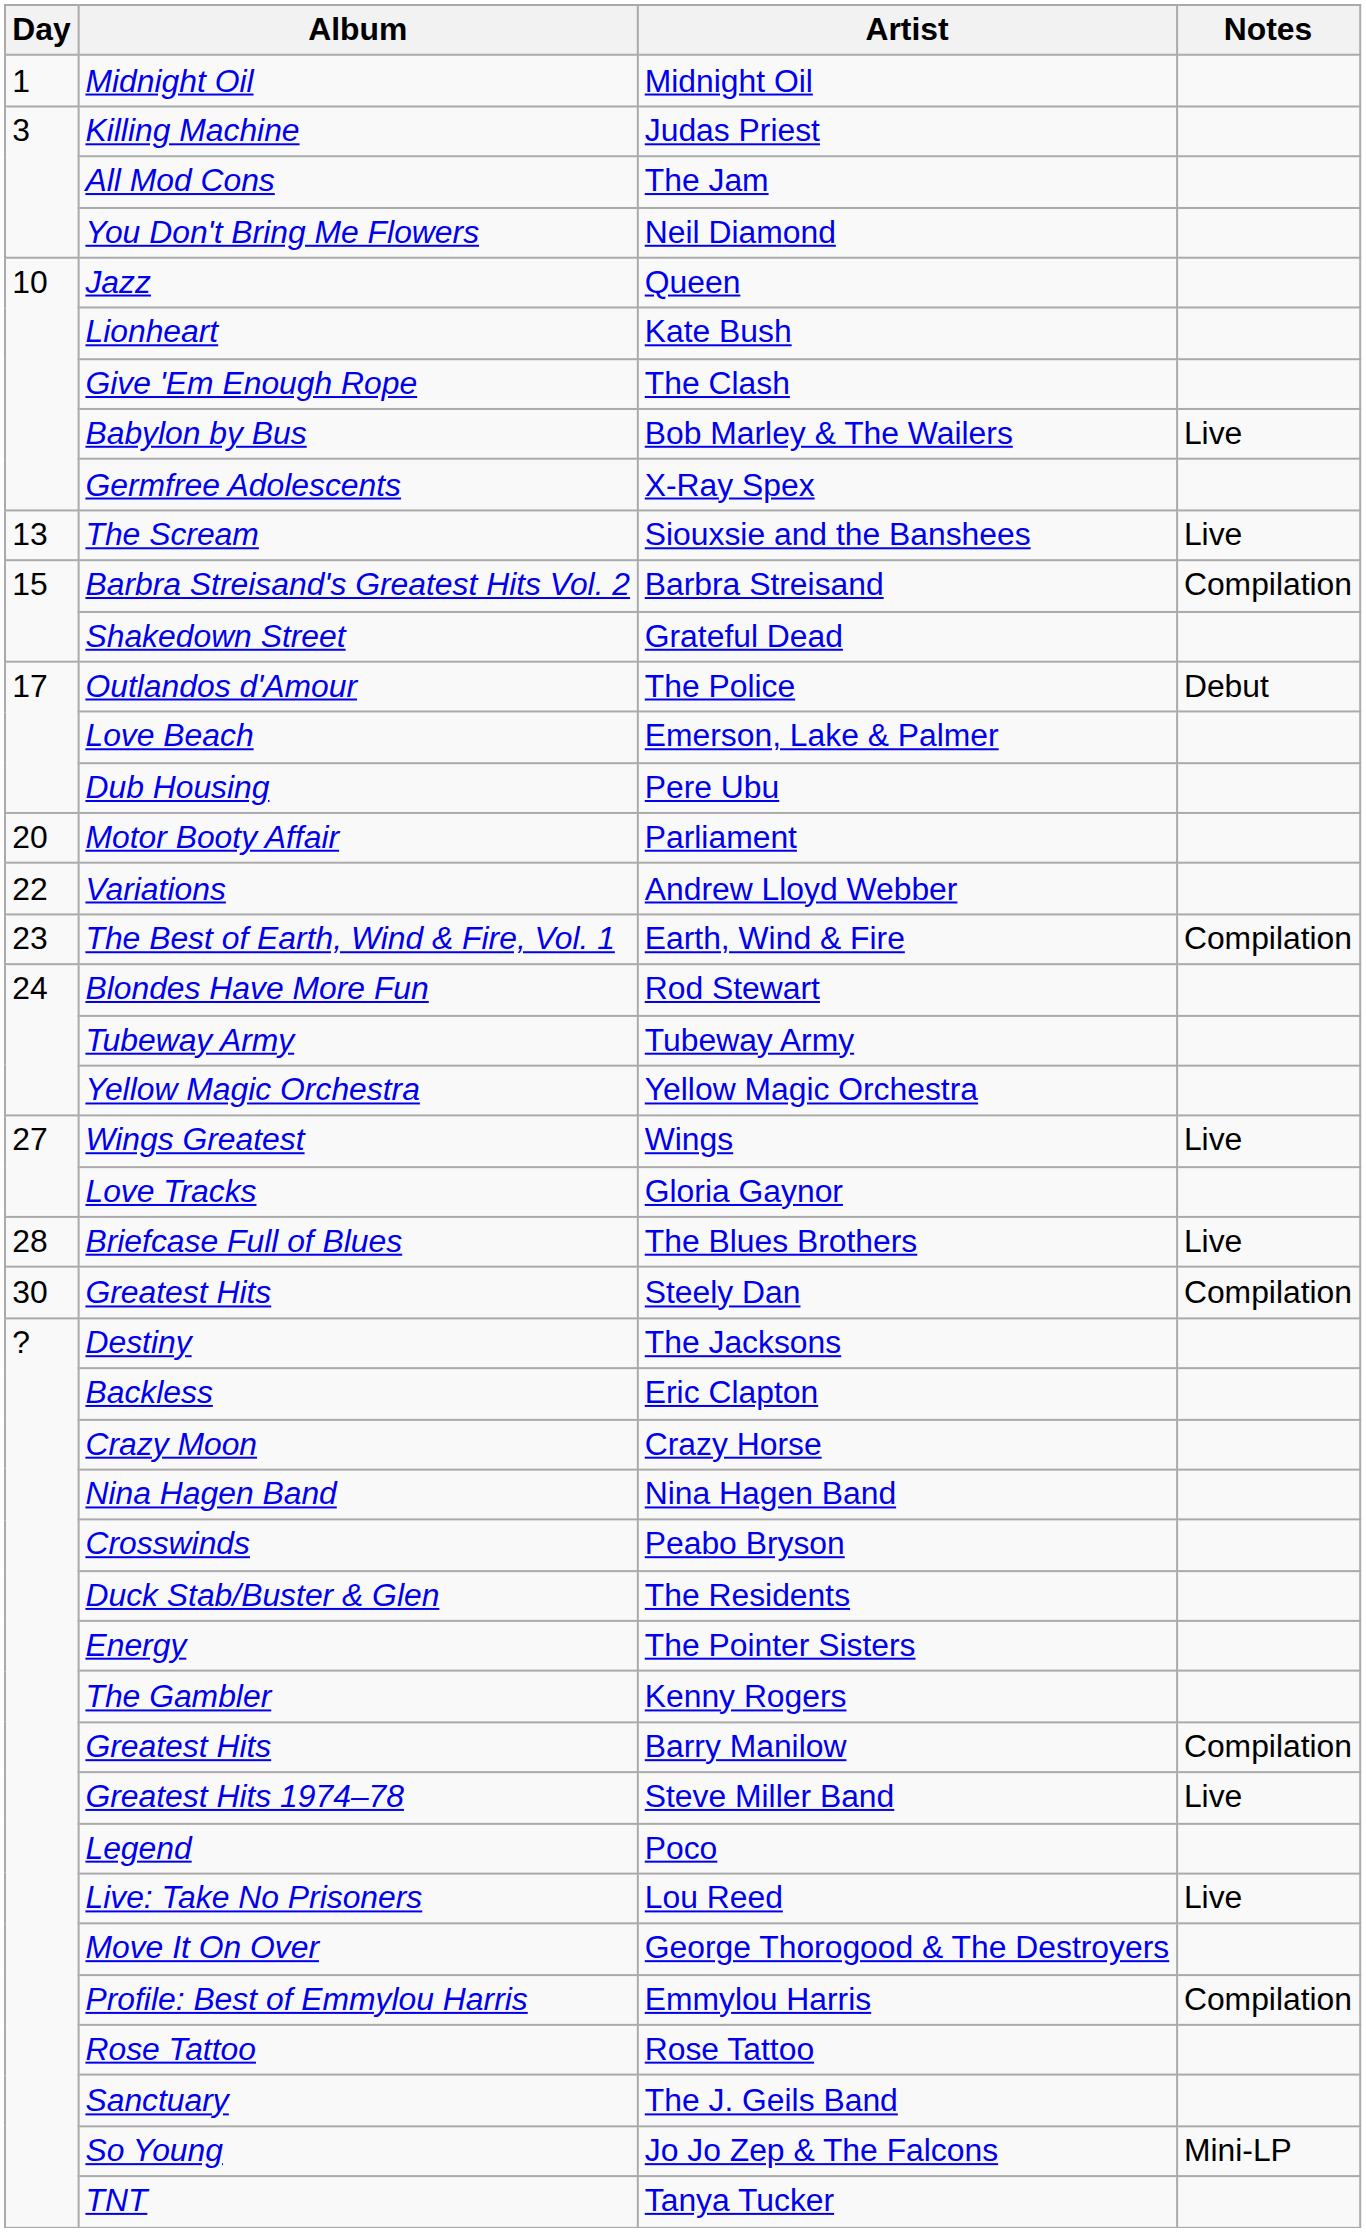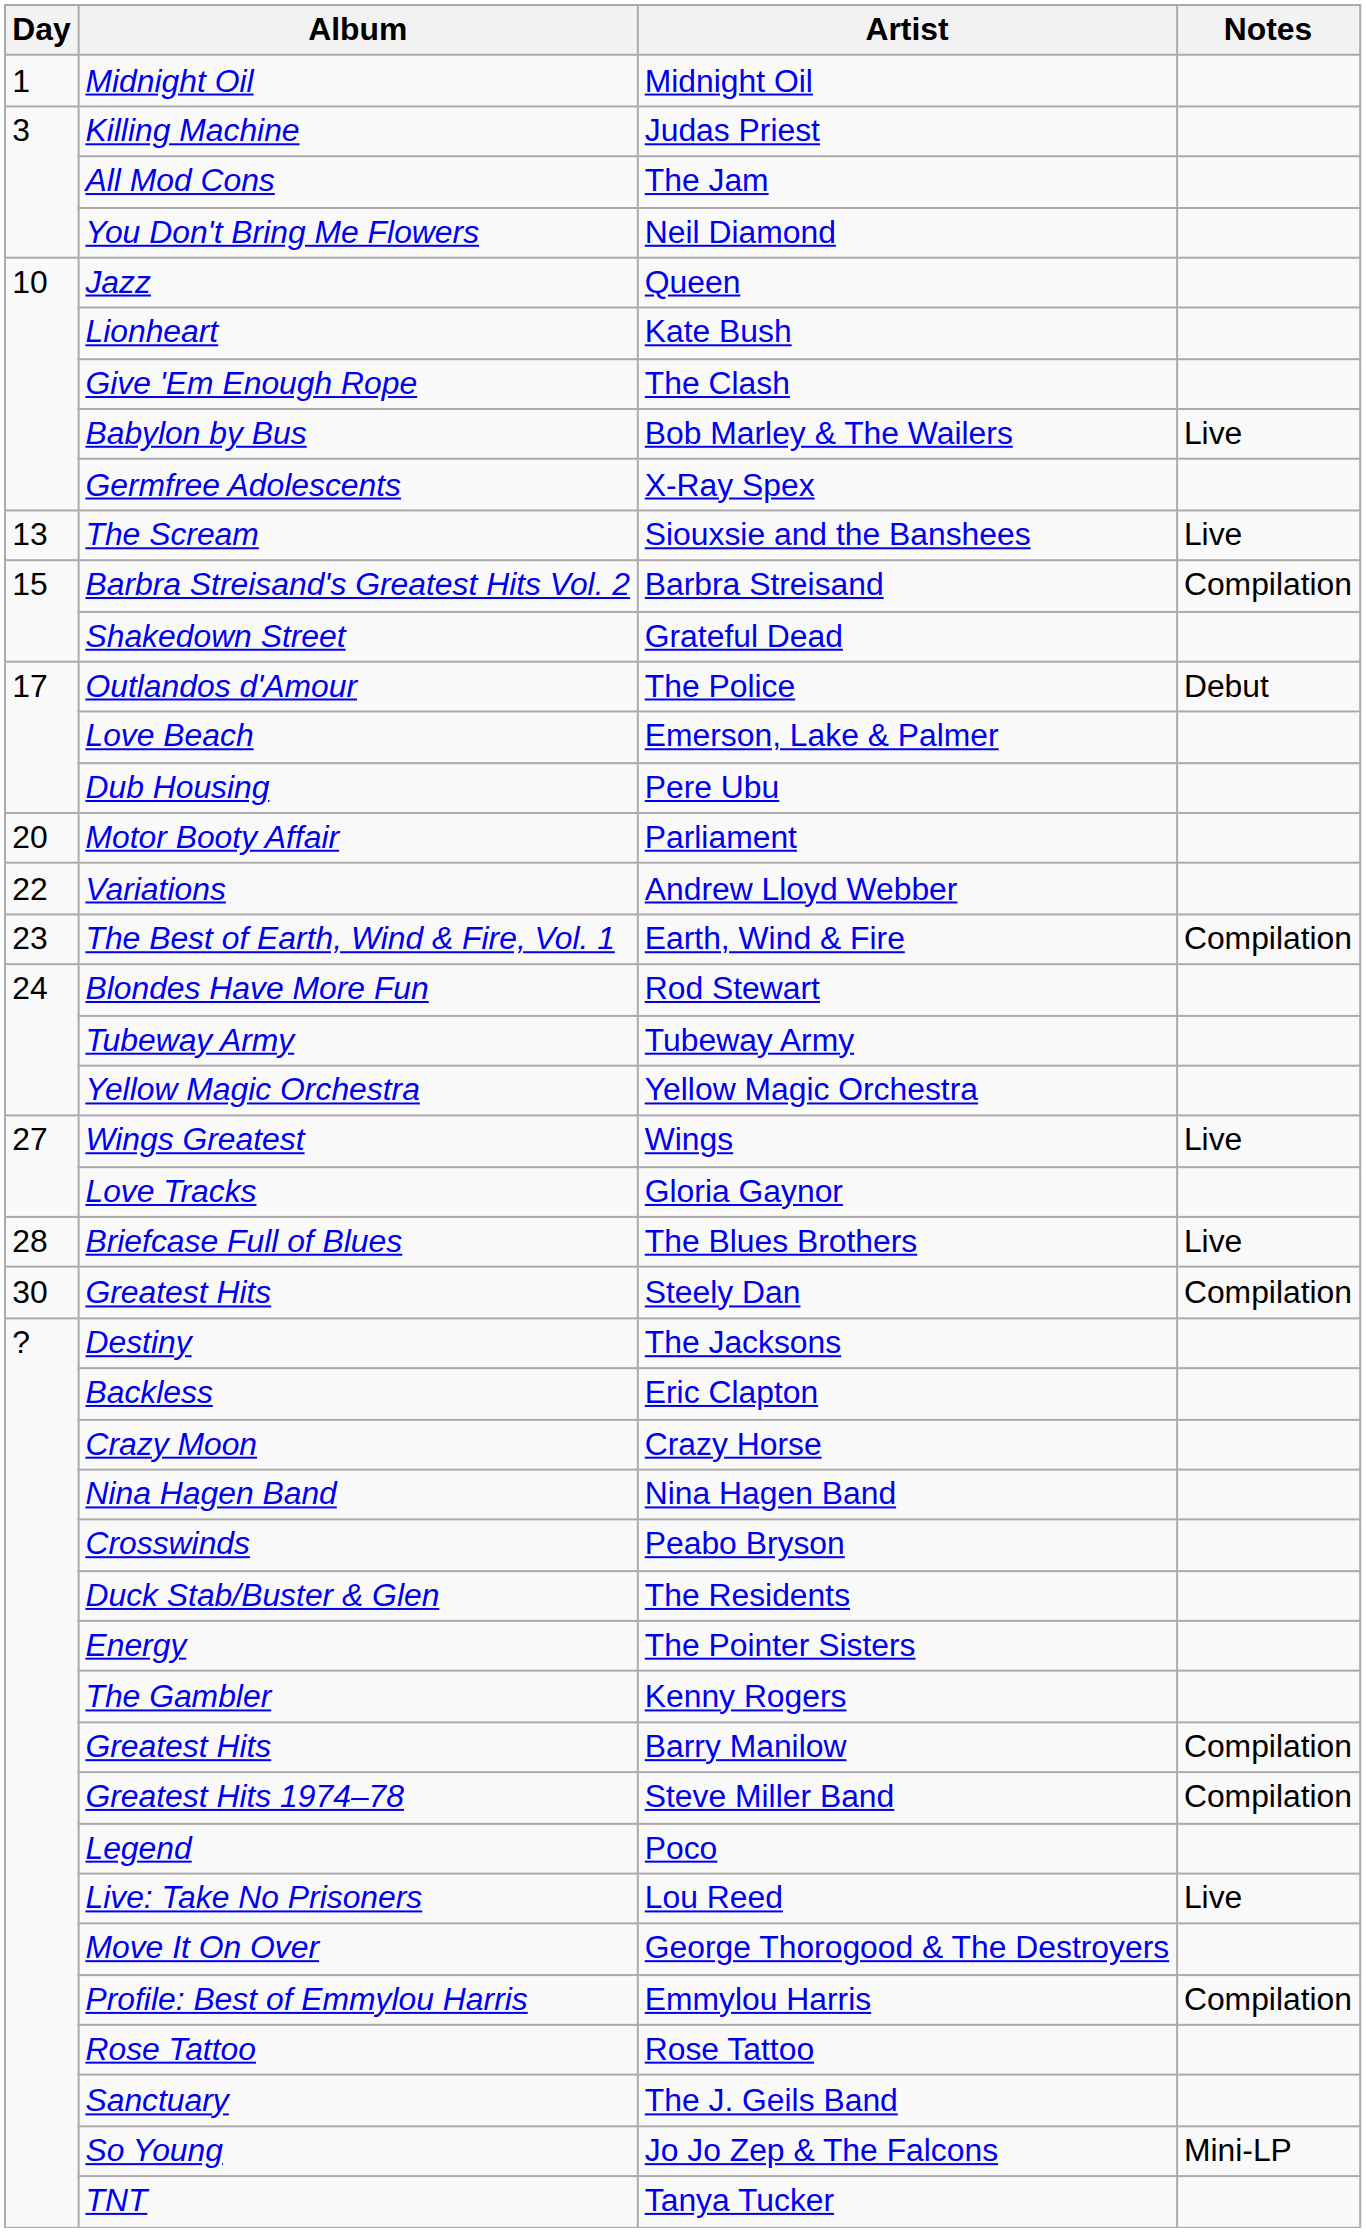(1213, 1797) Live -> (1268, 1797) Compilation
